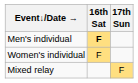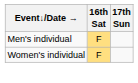(99, 39) bold -> (99, 39) normal
- row: (31, 70)
